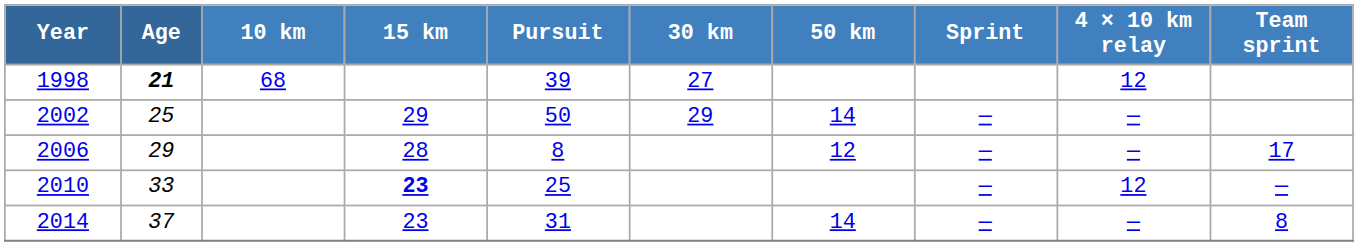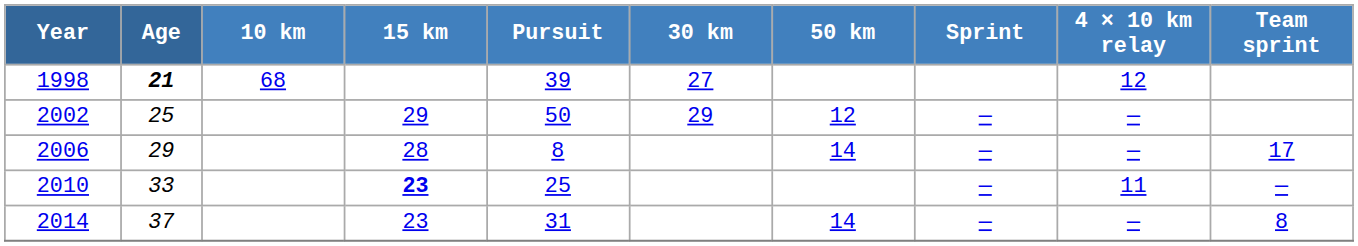(843, 118) 14 -> (843, 118) 12
(843, 153) 12 -> (843, 153) 14
(1133, 188) 12 -> (1133, 188) 11
